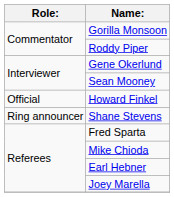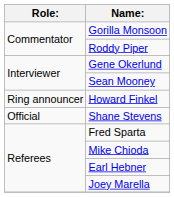(24, 99) Official -> (45, 99) Ring announcer
(45, 116) Ring announcer -> (24, 116) Official
